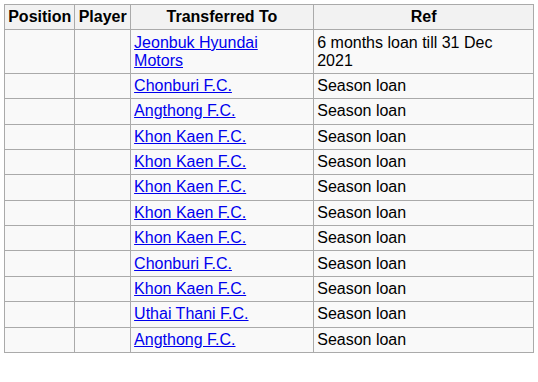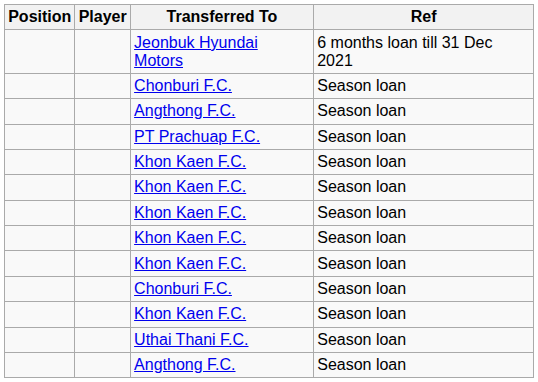+ row: (197, 136)
